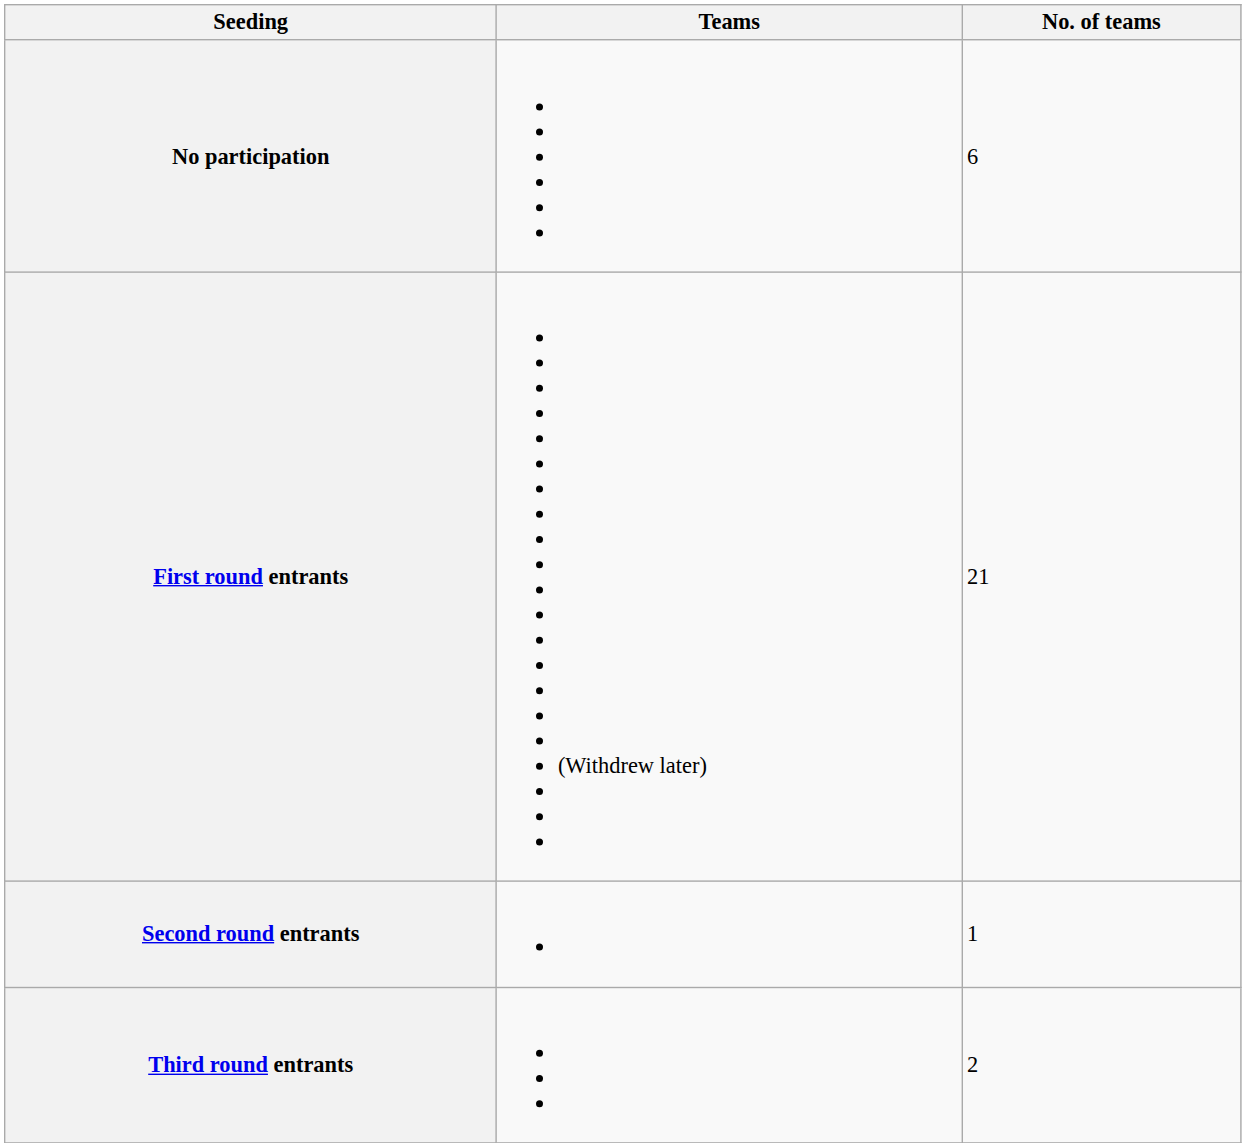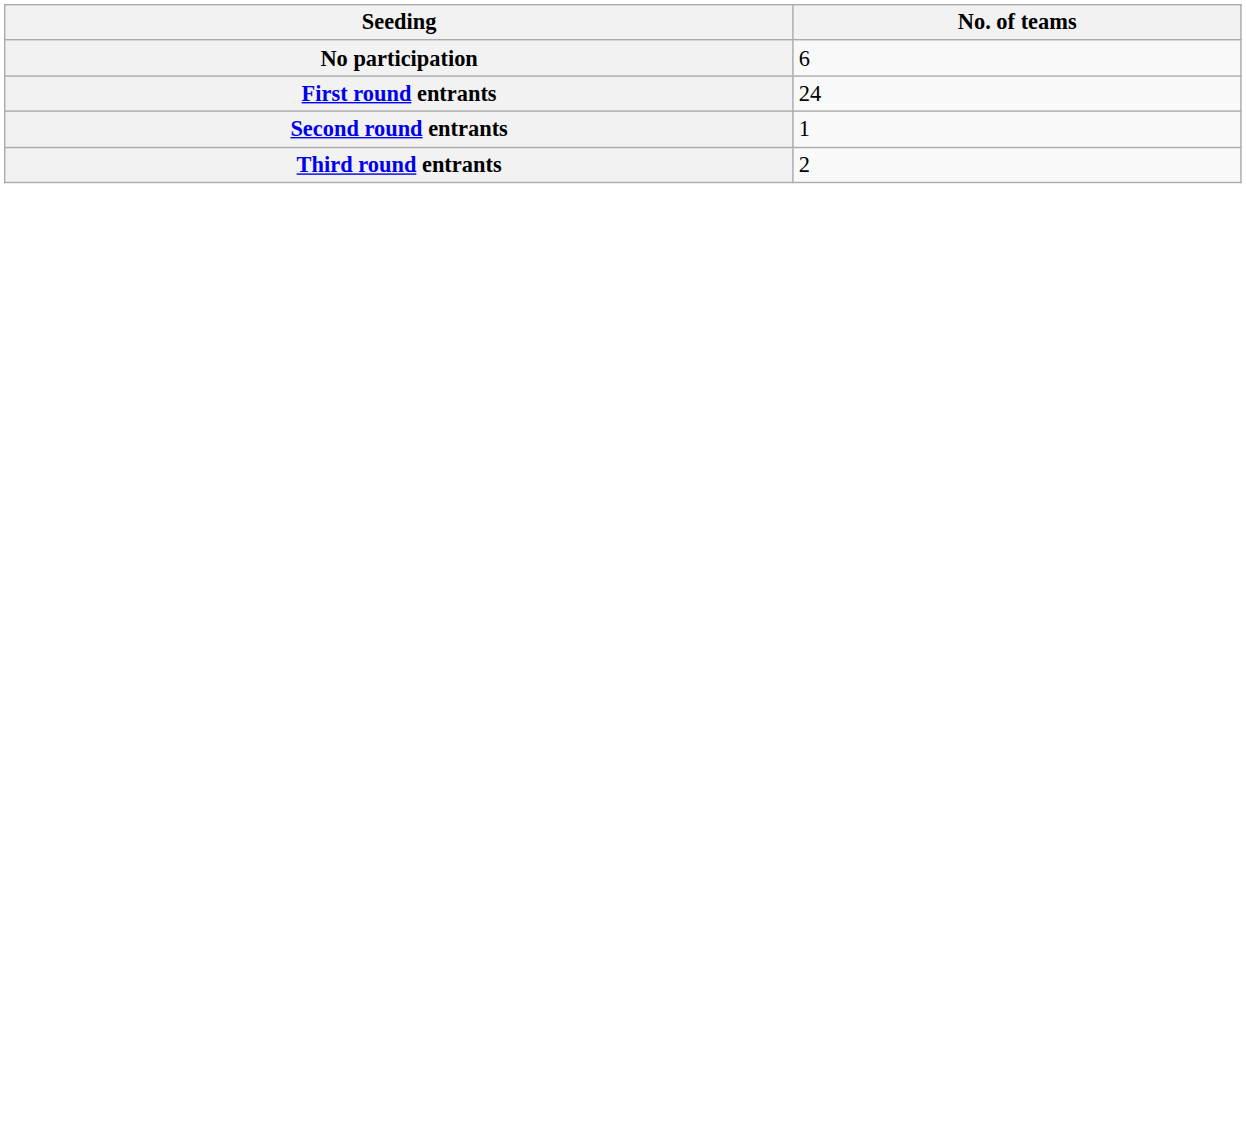- column: (729, 22)
(978, 576) 21 -> (810, 93) 24
